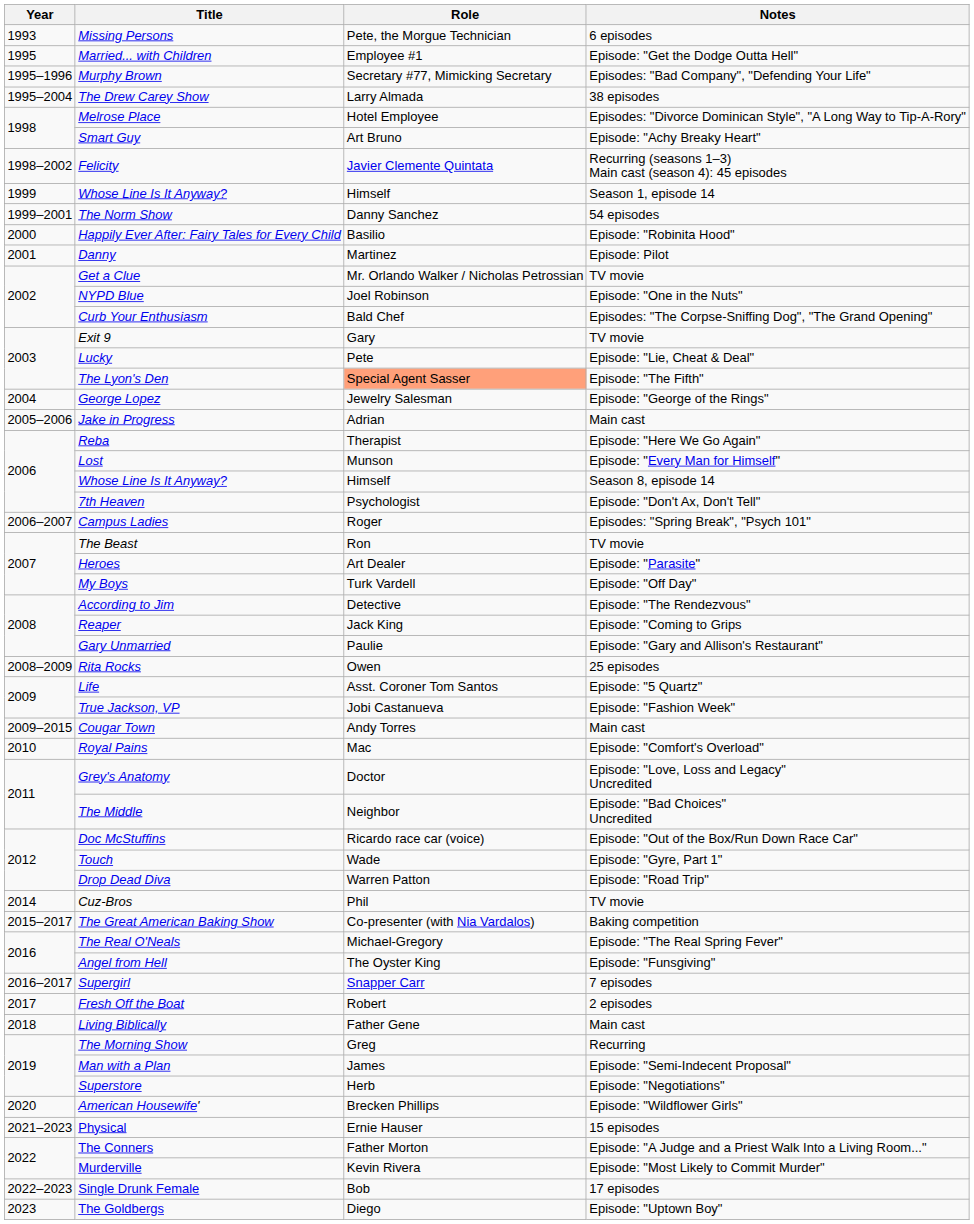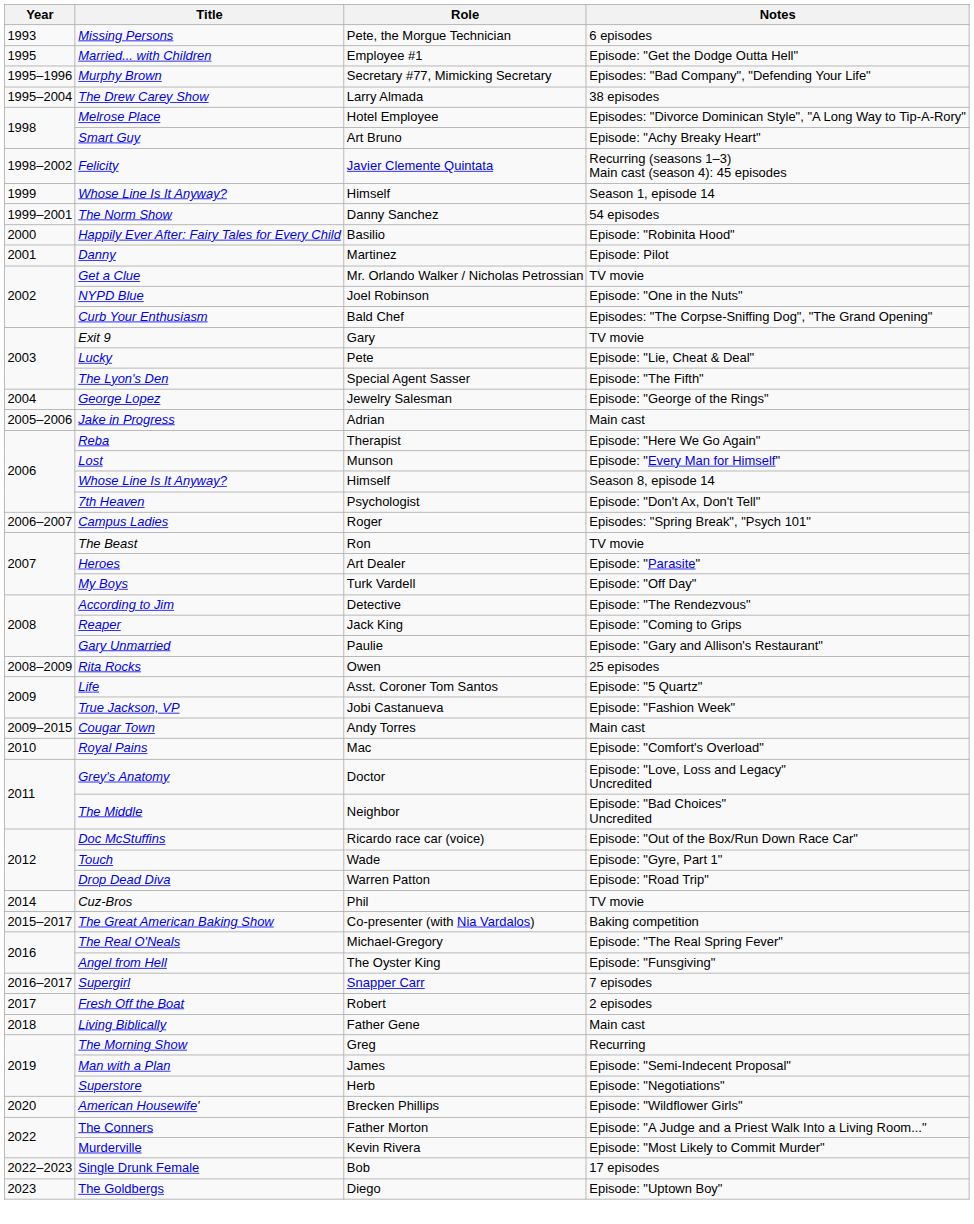(408, 378) lightsalmon background -> (408, 378) no background
- row: (102, 1127)
